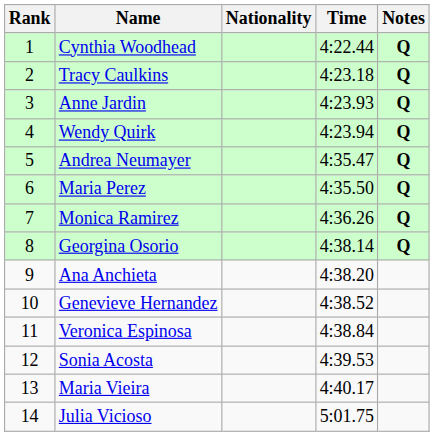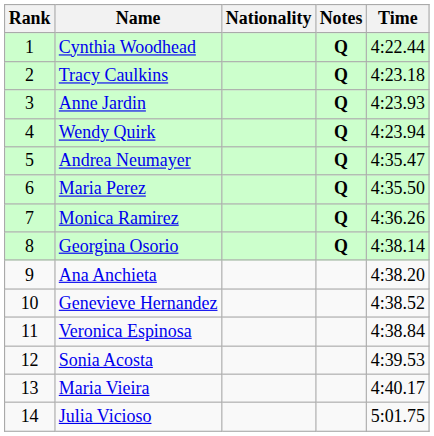columns swapped: (347, 18) <-> (404, 18)
